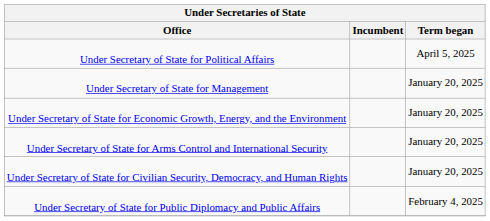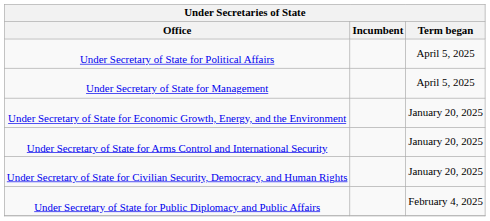(446, 83) January 20, 2025 -> (446, 83) April 5, 2025
